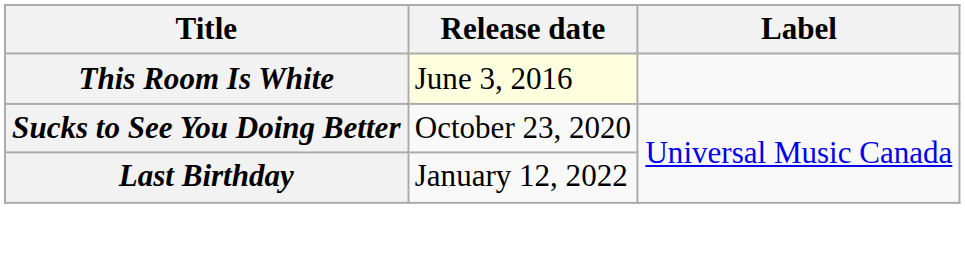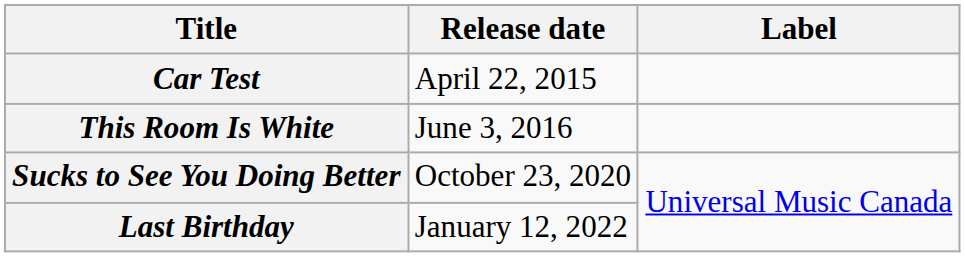+ row: (206, 78)
(494, 78) lightyellow background -> (494, 127) no background
